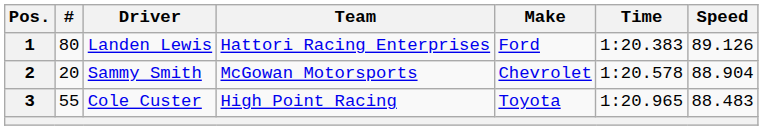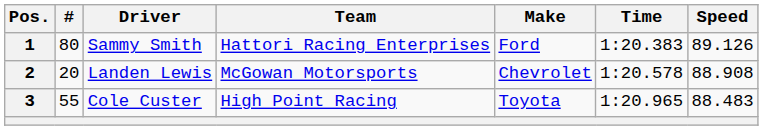(150, 47) Landen Lewis -> (145, 47) Sammy Smith
(145, 75) Sammy Smith -> (150, 75) Landen Lewis
(723, 75) 88.904 -> (723, 75) 88.908
